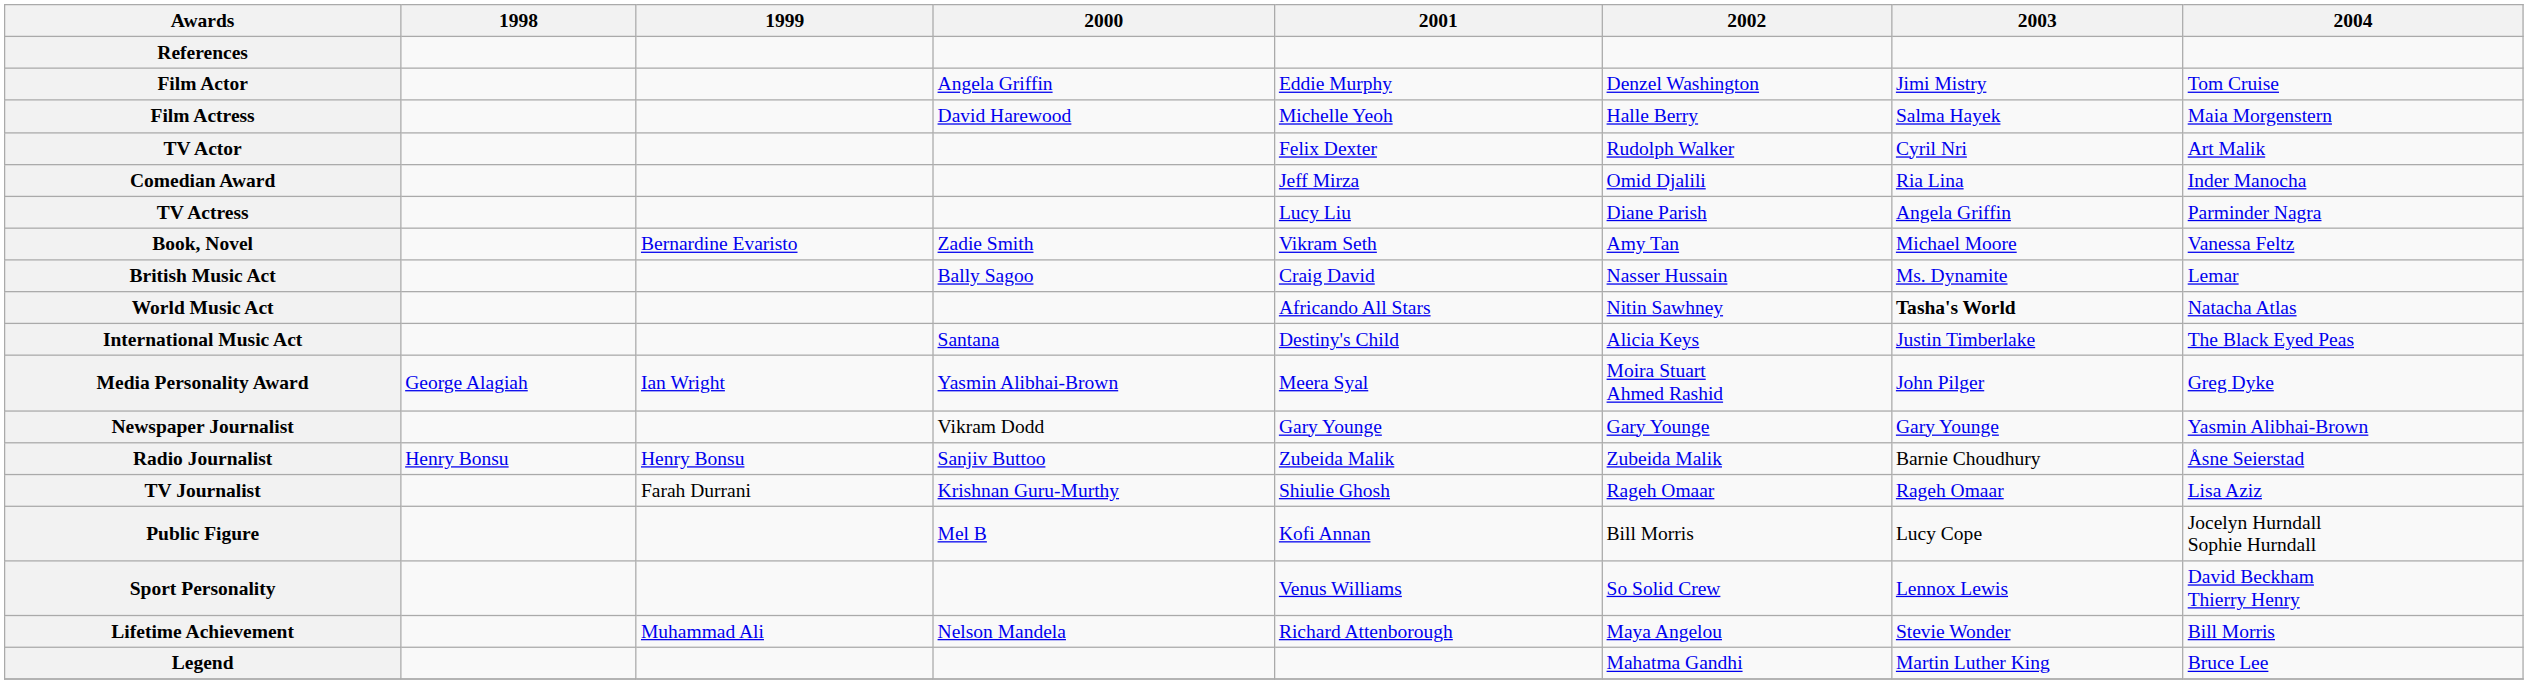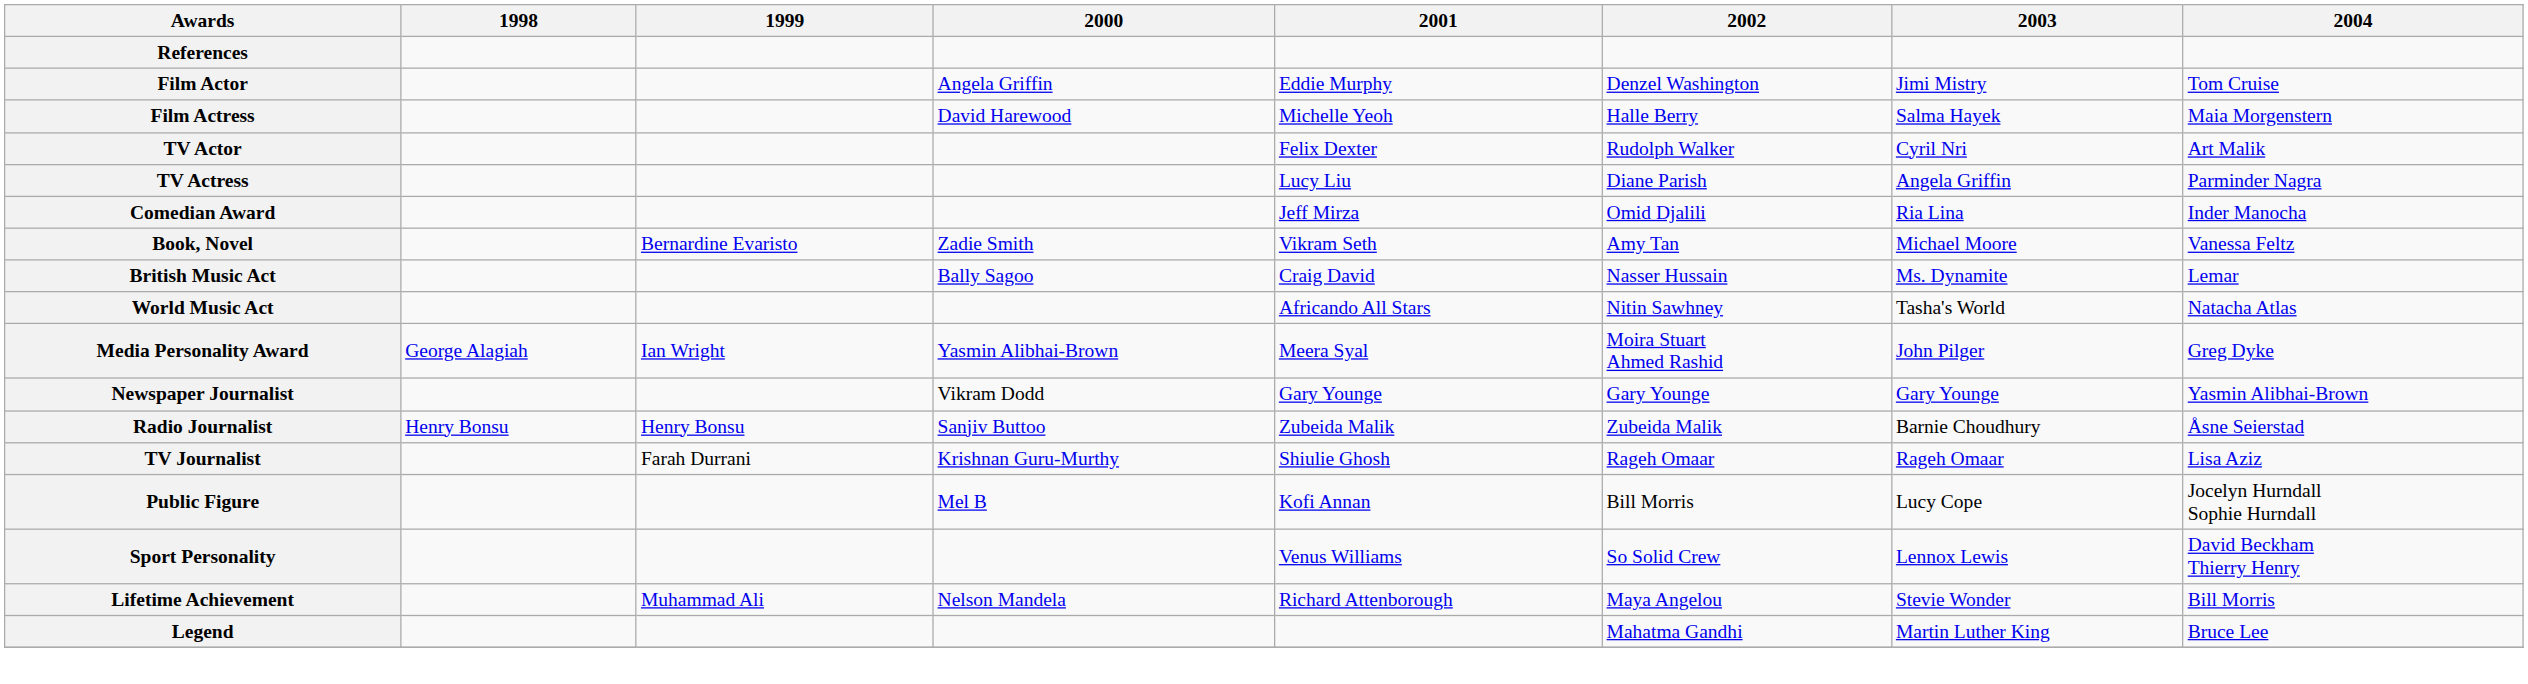rows swapped: (203, 212) <-> (203, 180)
(1956, 307) bold -> (1950, 307) normal
- row: (203, 339)
